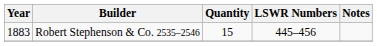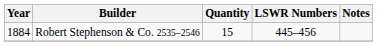(19, 31) 1883 -> (19, 31) 1884
